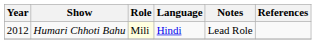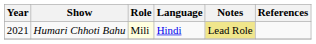(18, 30) 2012 -> (18, 30) 2021
(230, 30) no background -> (230, 30) khaki background
